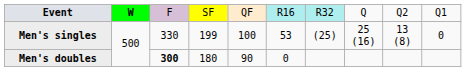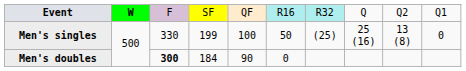(286, 35) 53 -> (286, 35) 50
(208, 58) 180 -> (208, 58) 184
